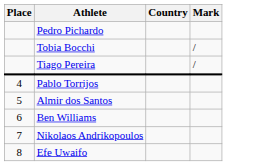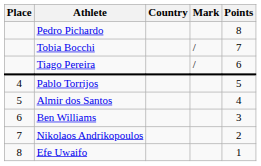+ column: (239, 13)
